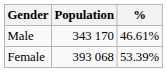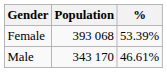rows swapped: (26, 57) <-> (20, 36)
